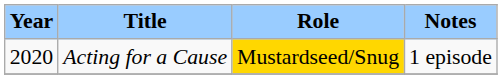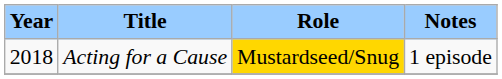(31, 56) 2020 -> (31, 56) 2018
